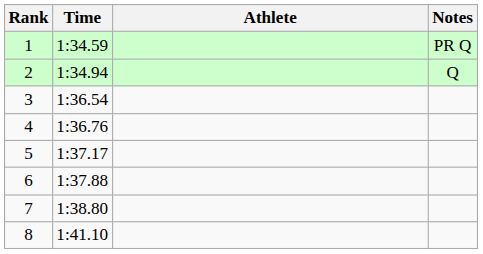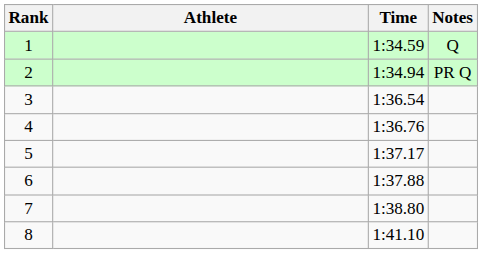columns swapped: (270, 18) <-> (82, 18)
(453, 45) PR Q -> (453, 45) Q
(453, 72) Q -> (453, 72) PR Q
